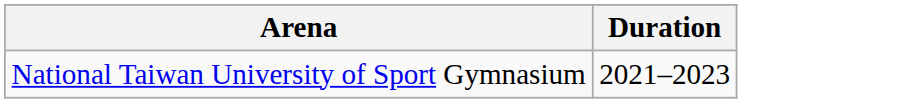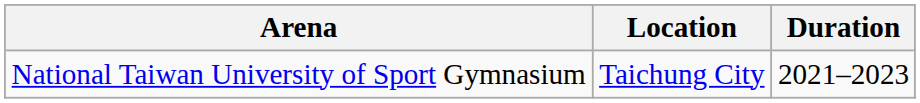+ column: (682, 27)
